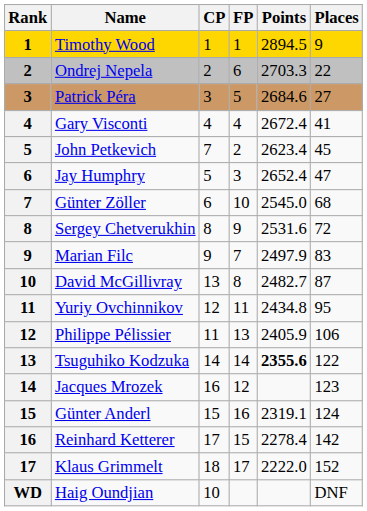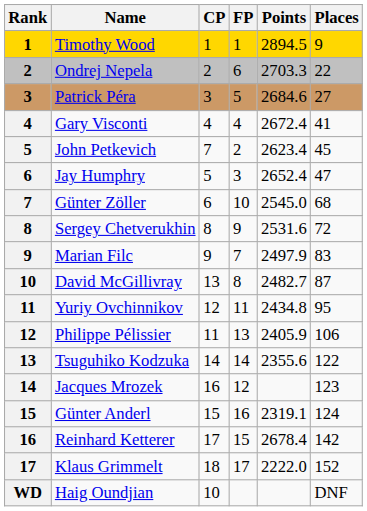(284, 360) bold -> (284, 360) normal
(284, 439) 2278.4 -> (284, 439) 2678.4
